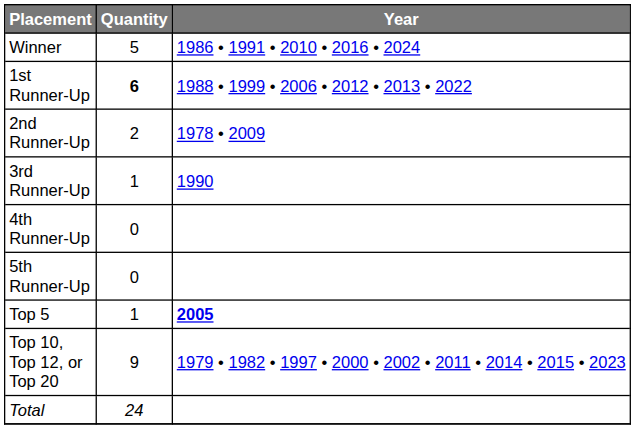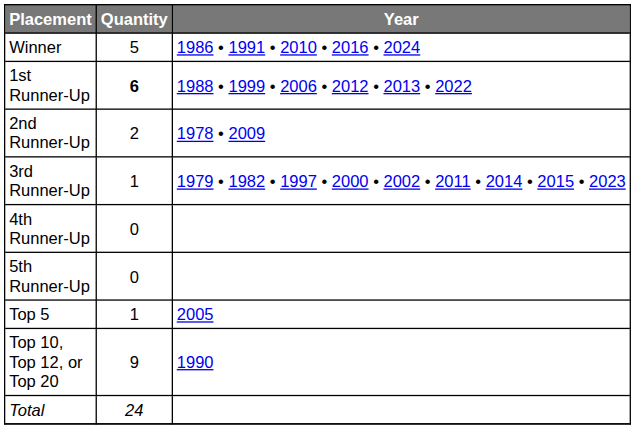(195, 181) 1990 -> (401, 181) 1979 • 1982 • 1997 • 2000 • 2002 • 2011 • 2014 • 2015 • 2023
(195, 314) bold -> (195, 314) normal
(401, 362) 1979 • 1982 • 1997 • 2000 • 2002 • 2011 • 2014 • 2015 • 2023 -> (195, 362) 1990
